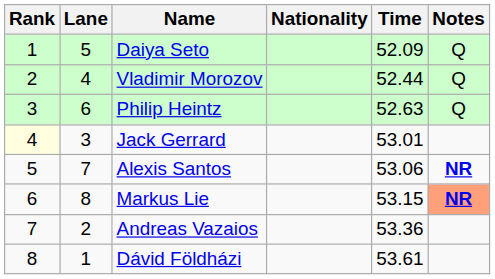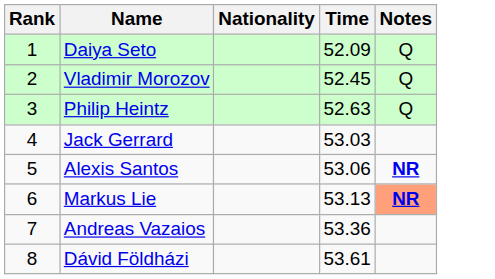- column: (86, 19)
(400, 79) 52.44 -> (347, 79) 52.45
(32, 139) lightyellow background -> (32, 139) no background
(400, 139) 53.01 -> (347, 139) 53.03
(400, 199) 53.15 -> (347, 199) 53.13
